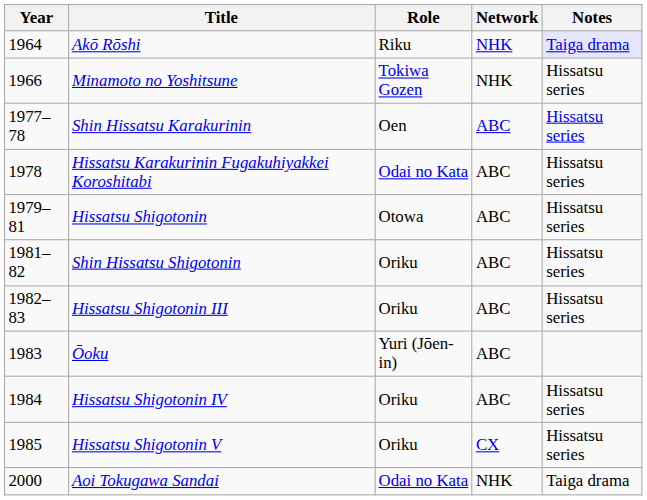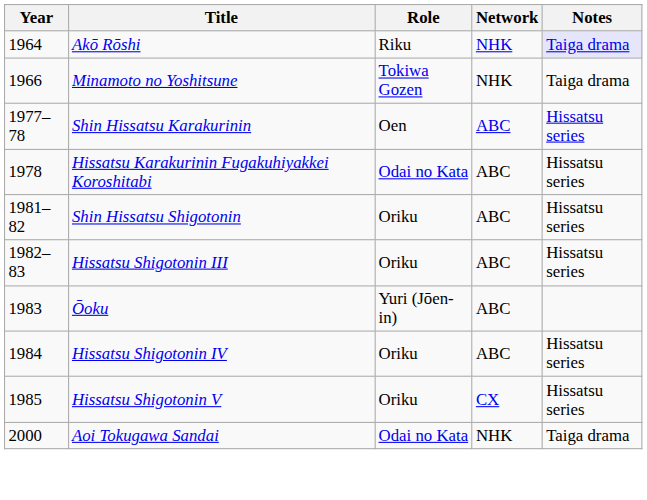(575, 80) Hissatsu series -> (588, 80) Taiga drama
- row: (139, 217)
